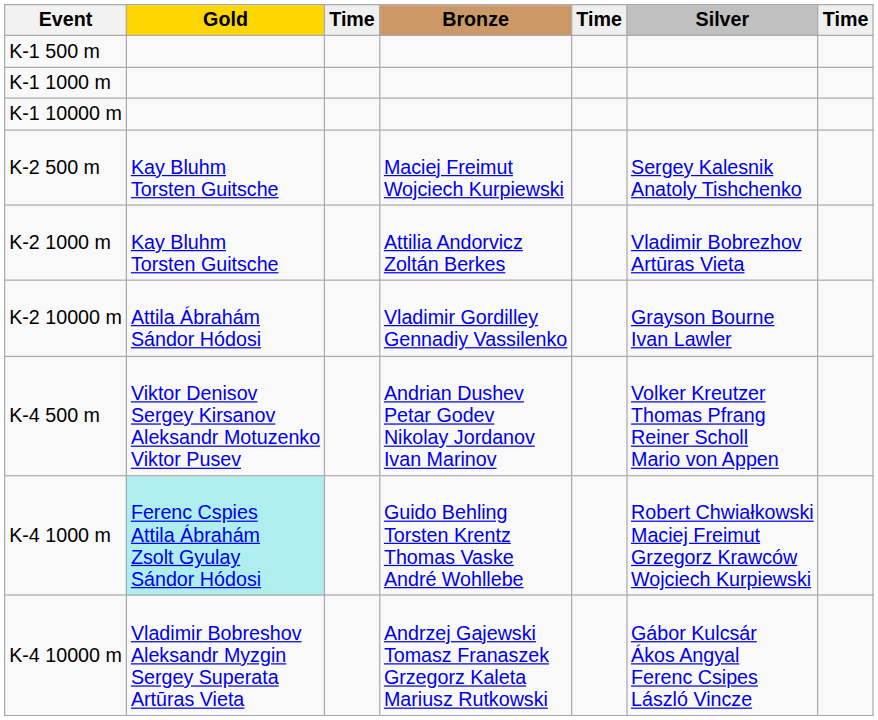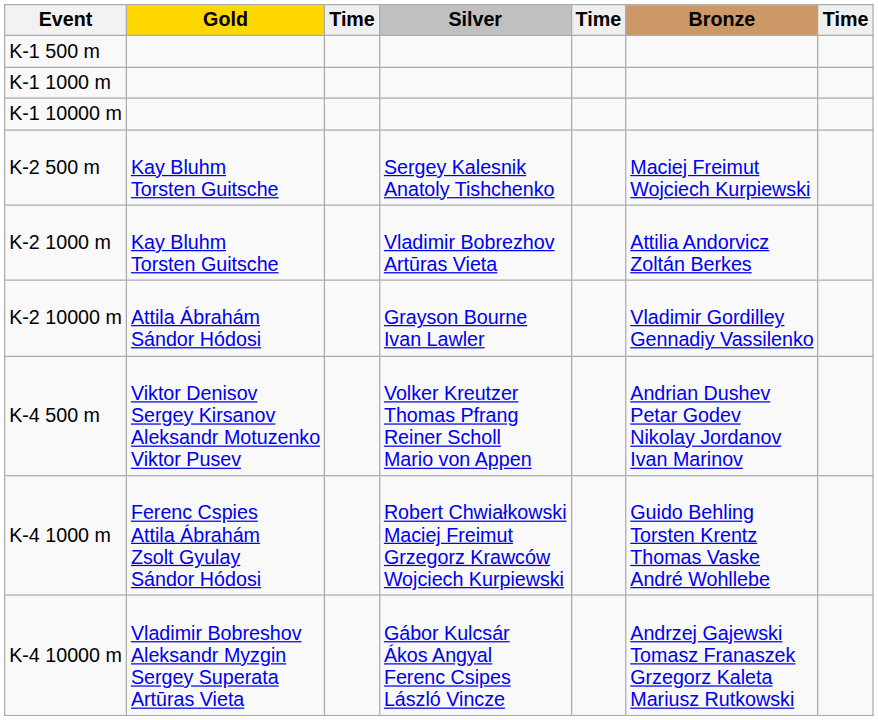columns swapped: (722, 20) <-> (476, 20)
(196, 546) paleturquoise background -> (196, 546) no background
